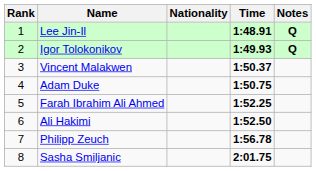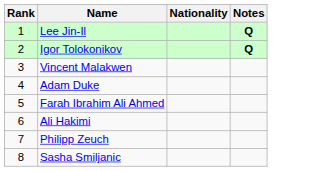- column: (252, 13)
